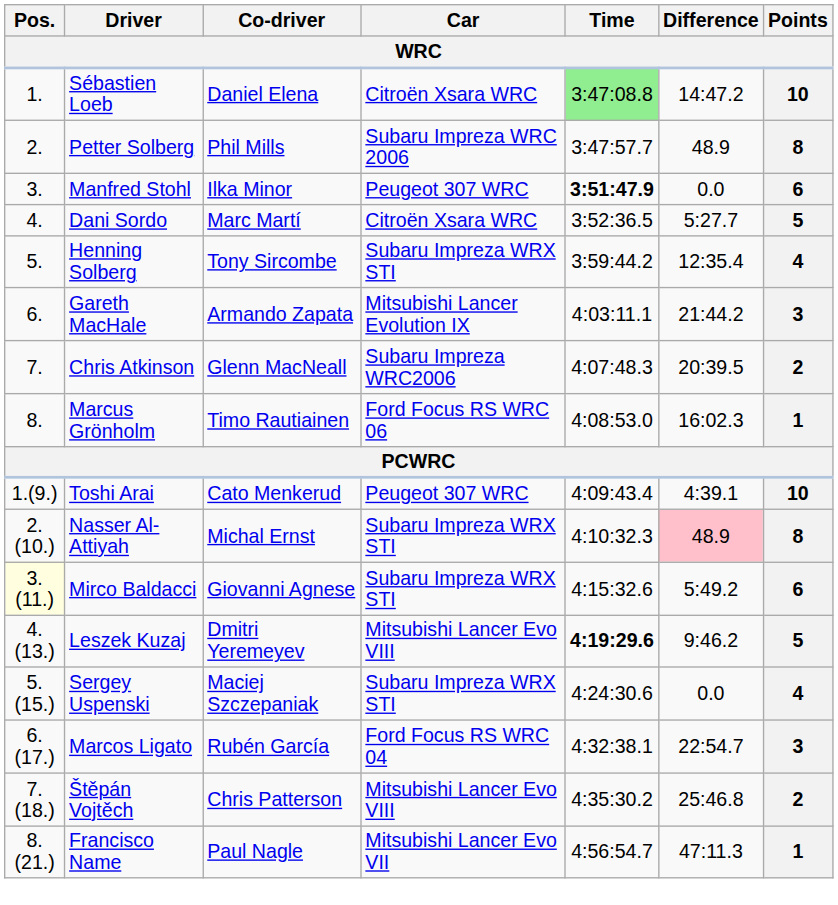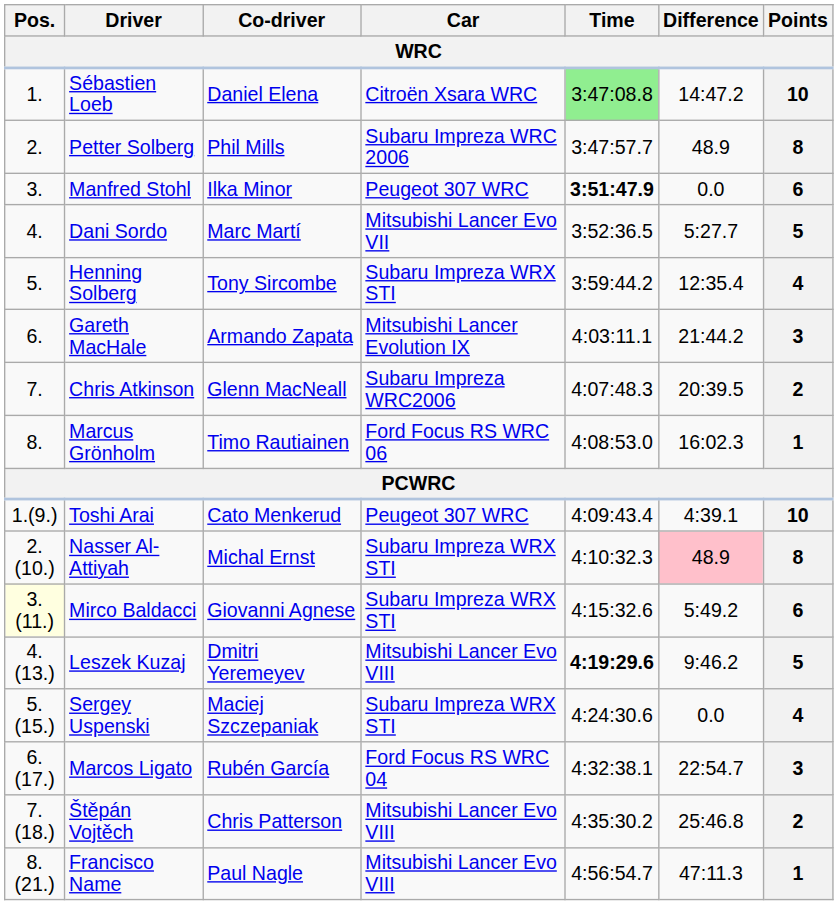(451, 220) Citroën Xsara WRC -> (461, 231) Mitsubishi Lancer Evo VII
(461, 852) Mitsubishi Lancer Evo VII -> (461, 874) Mitsubishi Lancer Evo VIII
